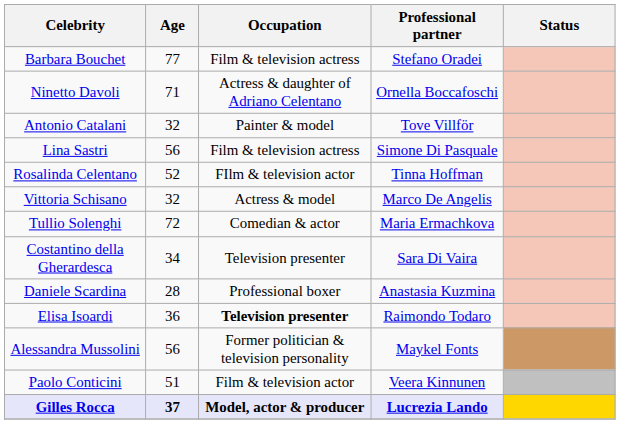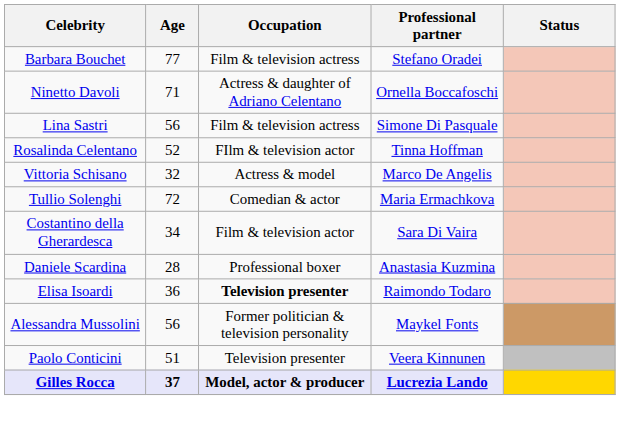- row: (75, 125)
(285, 257) Television presenter -> (285, 232) Film & television actor
(285, 382) Film & television actor -> (285, 357) Television presenter
